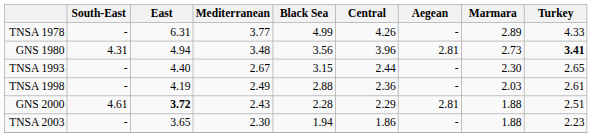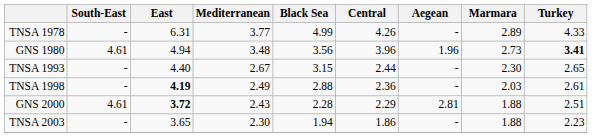(117, 50) 4.31 -> (117, 50) 4.61
(449, 50) 2.81 -> (449, 50) 1.96
(180, 86) normal -> (180, 86) bold
